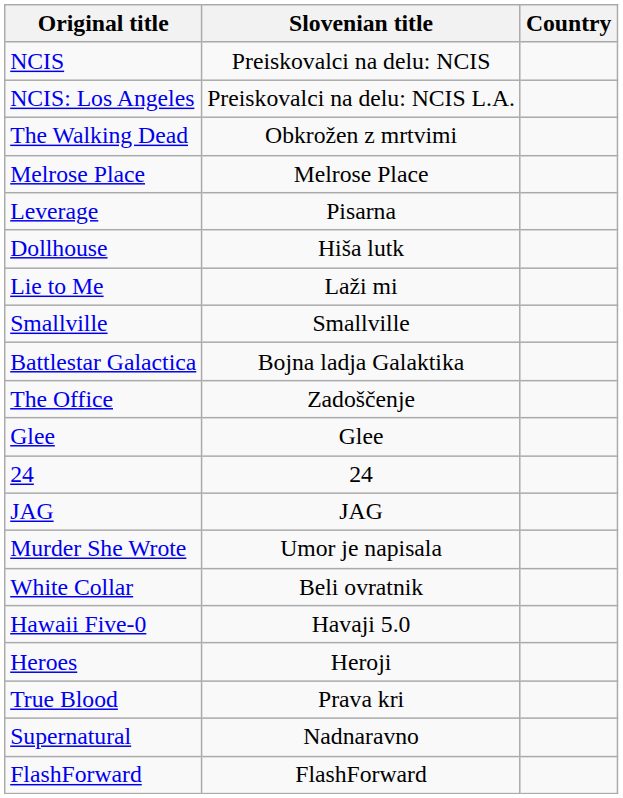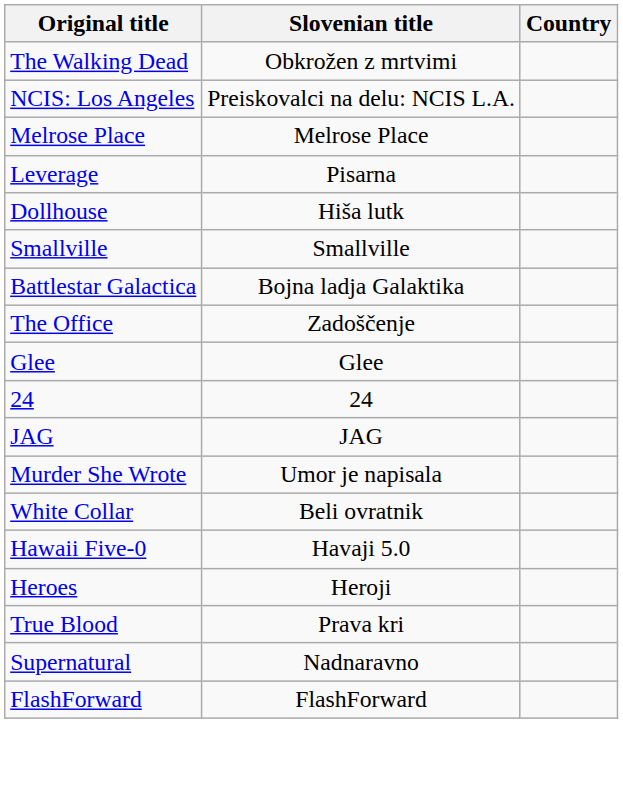- row: (37, 60)
rows swapped: (102, 98) <-> (99, 135)
- row: (57, 286)
